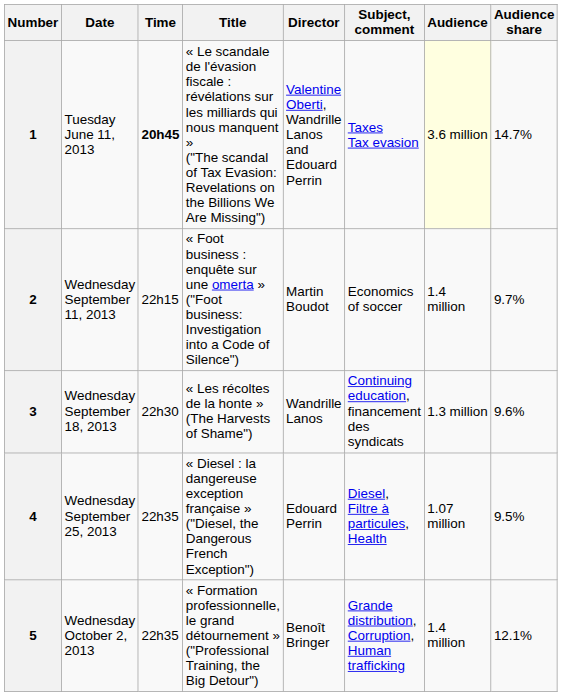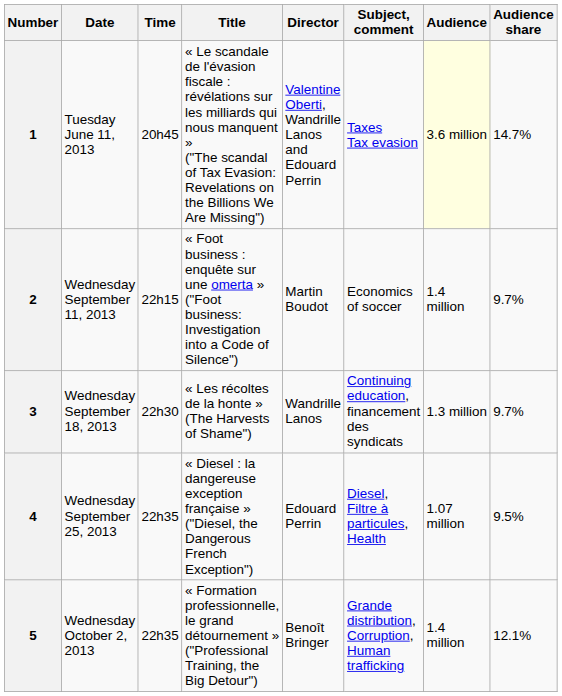(160, 134) bold -> (160, 134) normal
(509, 411) 9.6% -> (508, 411) 9.7%
